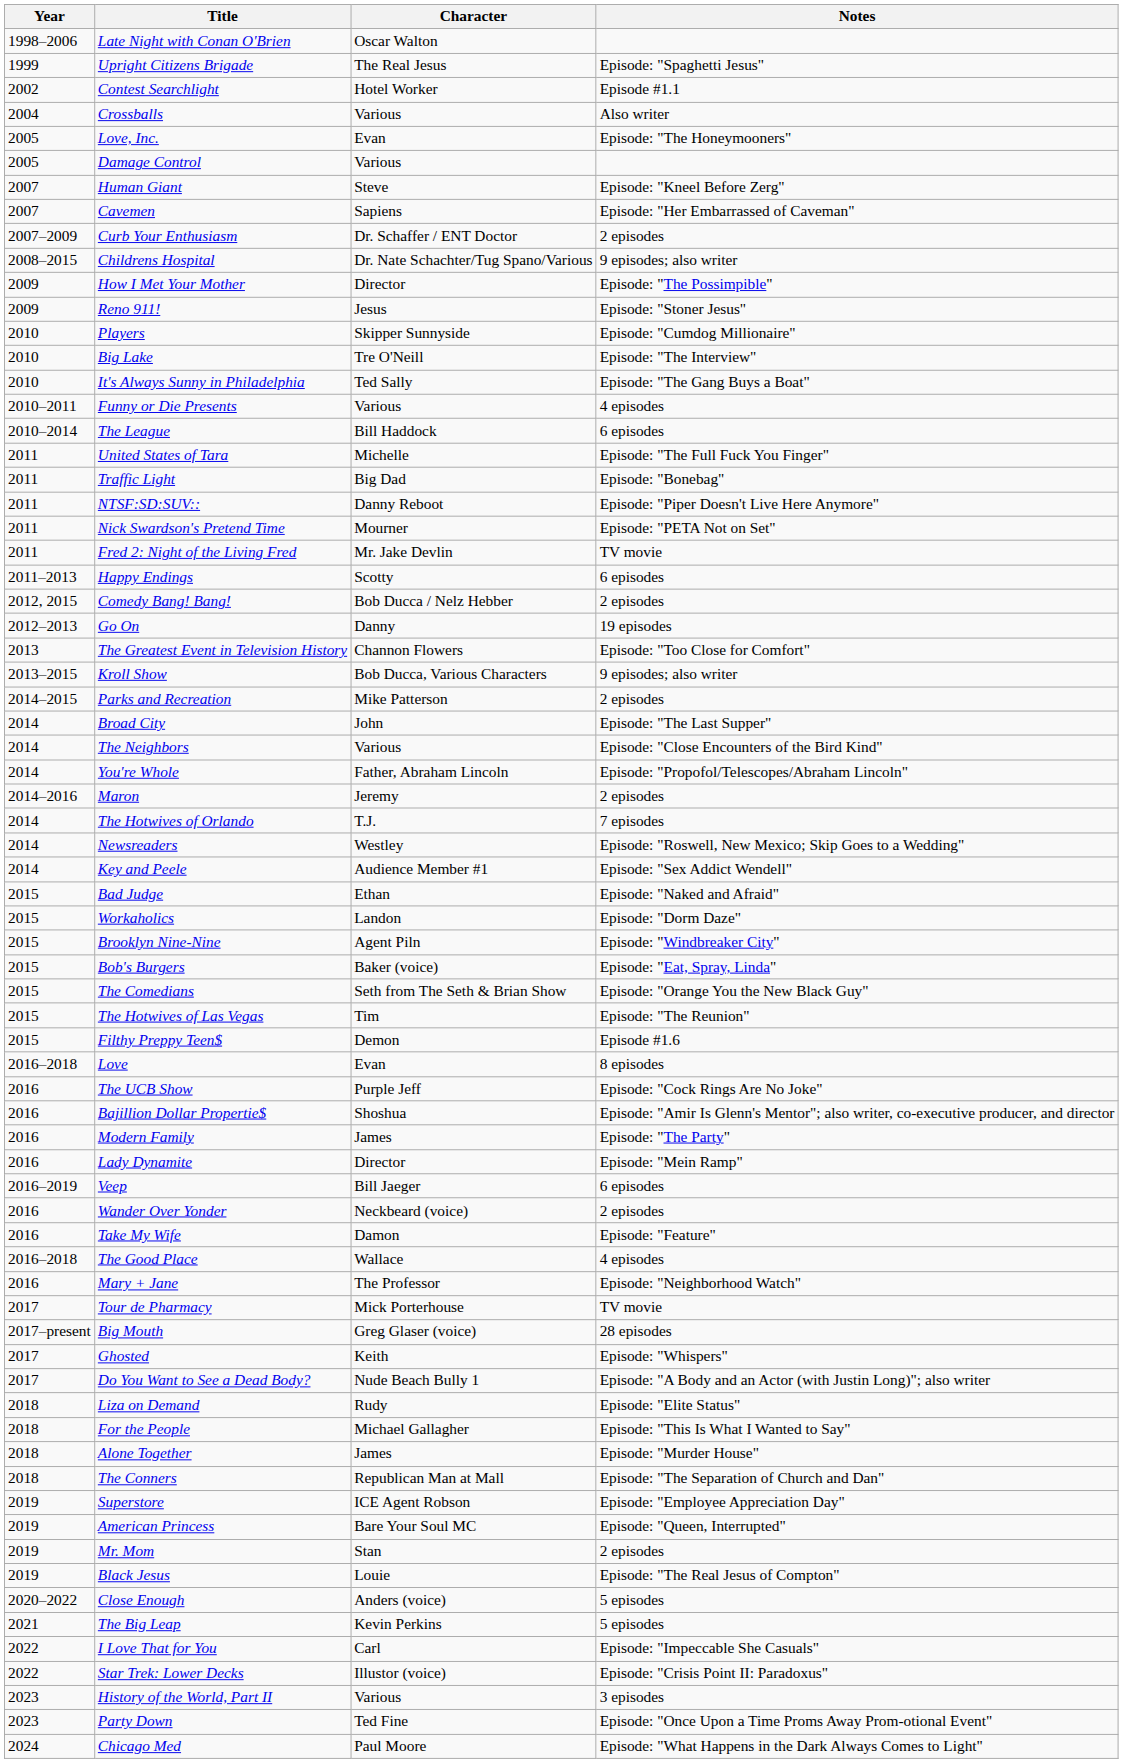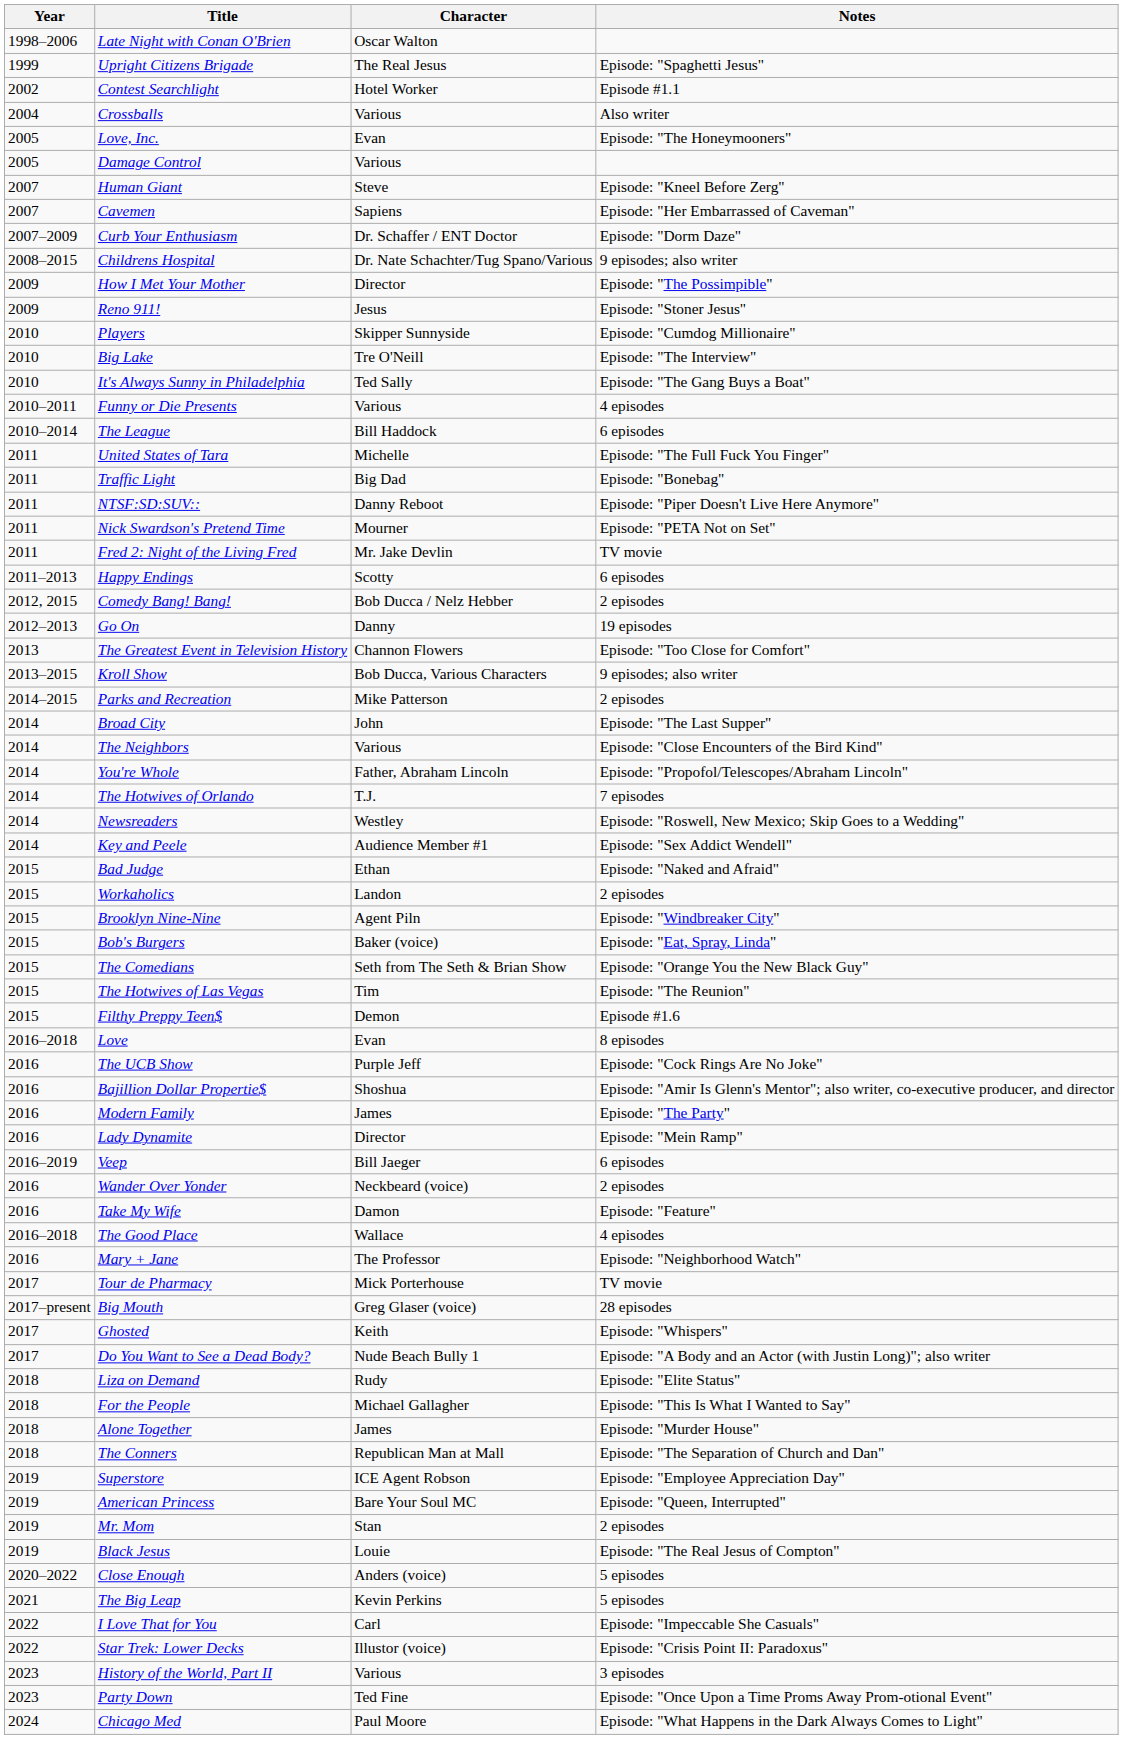(632, 235) 2 episodes -> (670, 235) Episode: "Dorm Daze"
- row: (118, 796)
(670, 917) Episode: "Dorm Daze" -> (632, 893) 2 episodes
